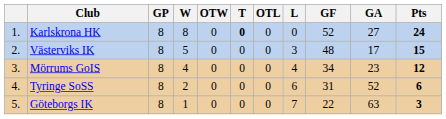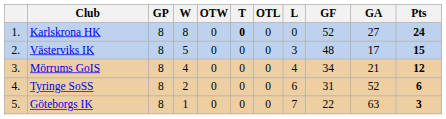(374, 68) 23 -> (374, 68) 21
